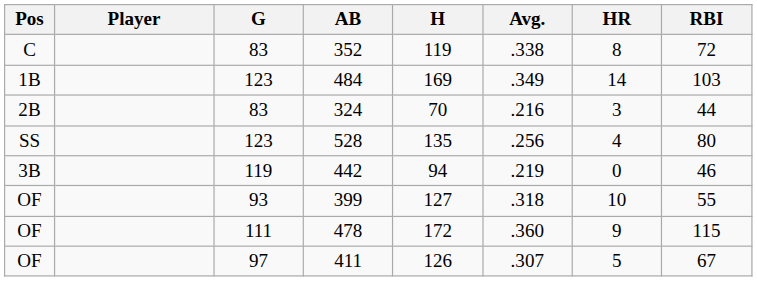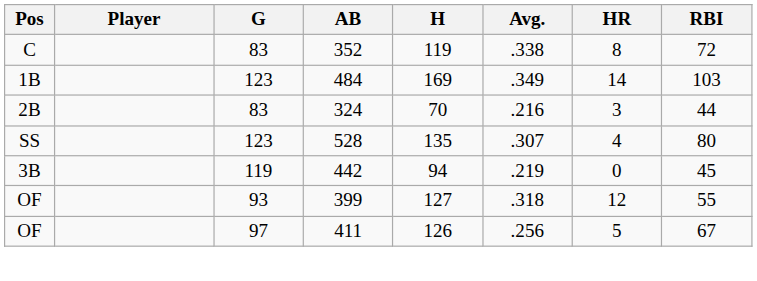(527, 140) .256 -> (527, 140) .307
(706, 170) 46 -> (706, 170) 45
(617, 200) 10 -> (617, 200) 12
- row: (348, 230)
(527, 261) .307 -> (527, 230) .256
